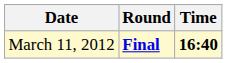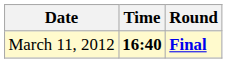columns swapped: (198, 17) <-> (147, 17)
